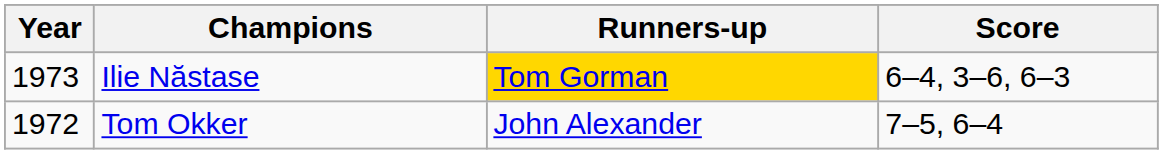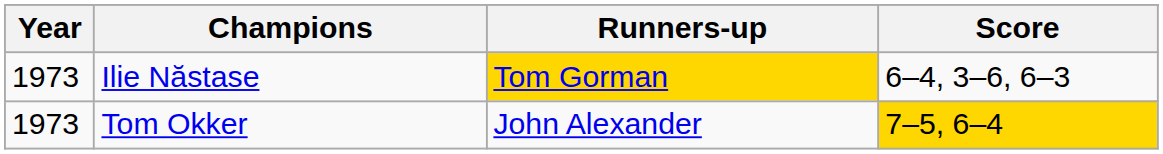(46, 124) 1972 -> (46, 124) 1973
(944, 124) no background -> (944, 124) gold background
